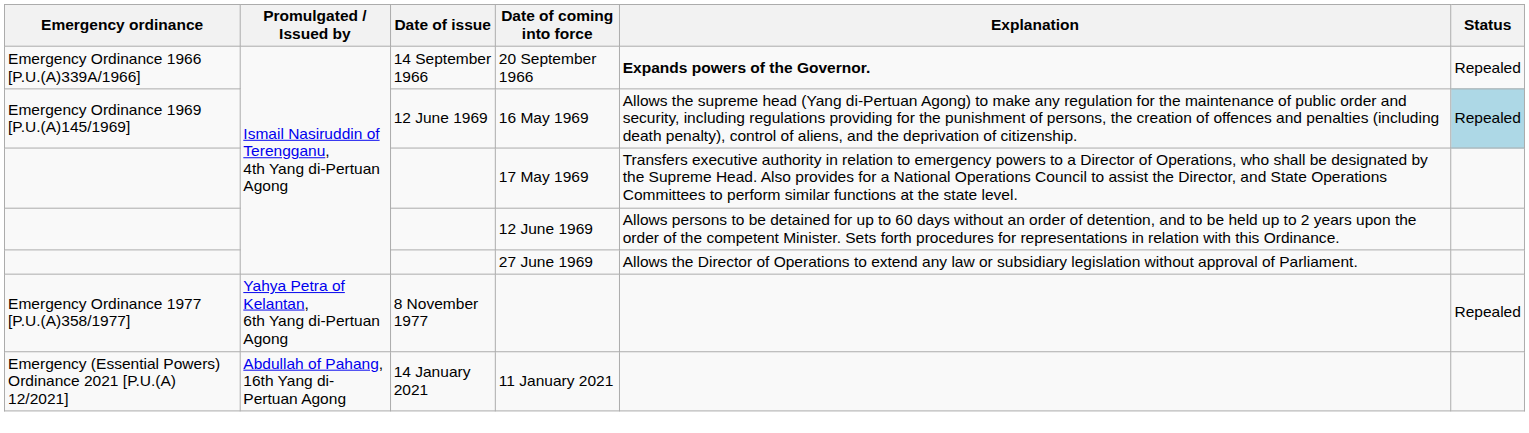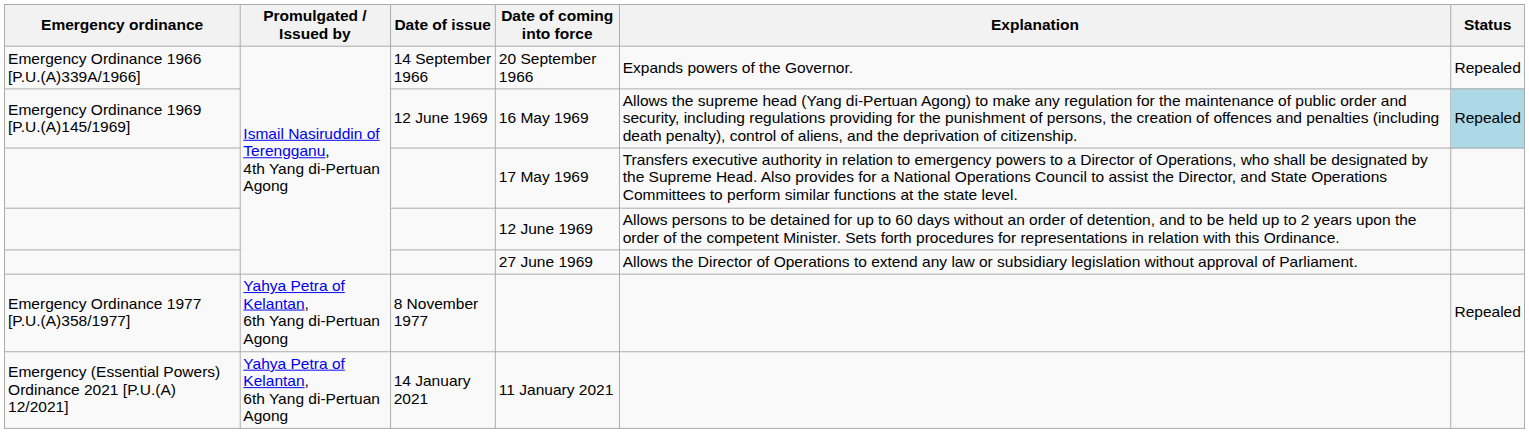(746, 67) bold -> (738, 67) normal
(313, 381) Abdullah of Pahang, 16th Yang di-Pertuan Agong -> (312, 389) Yahya Petra of Kelantan, 6th Yang di-Pertuan Agong
